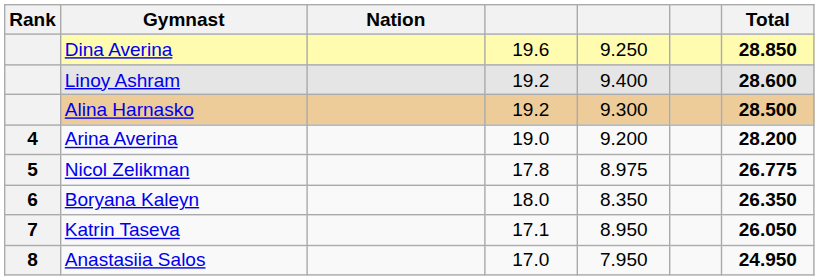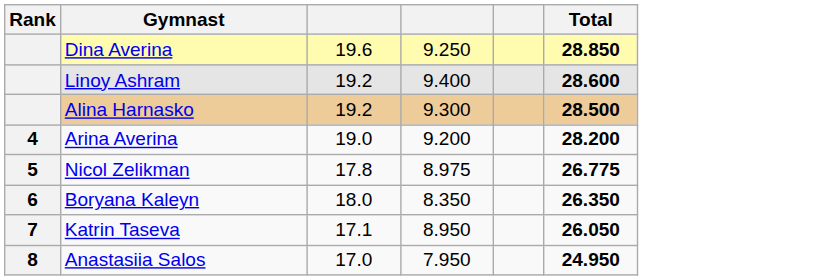- column: (396, 19)
